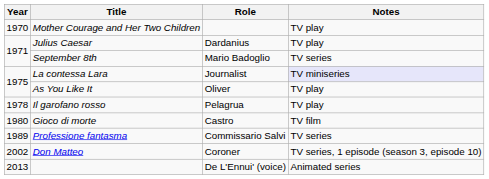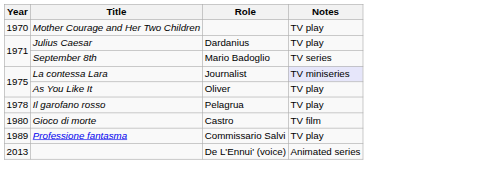(311, 136) TV series -> (307, 136) TV play
- row: (58, 151)
